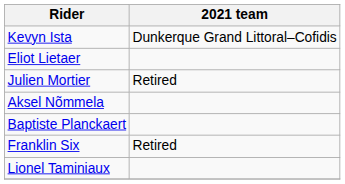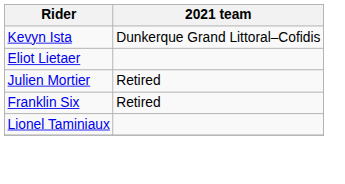- row: (56, 102)
- row: (67, 124)
